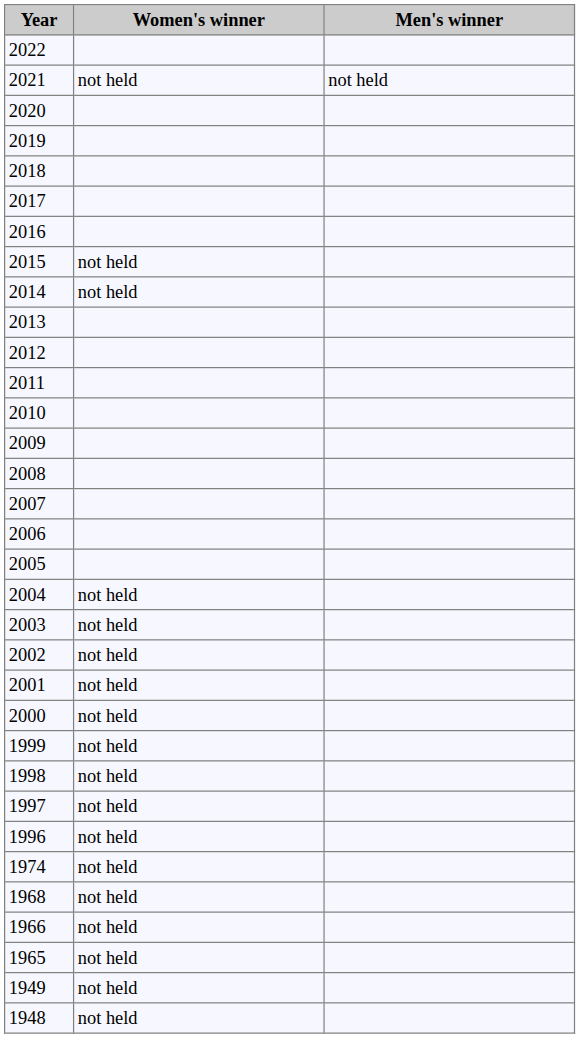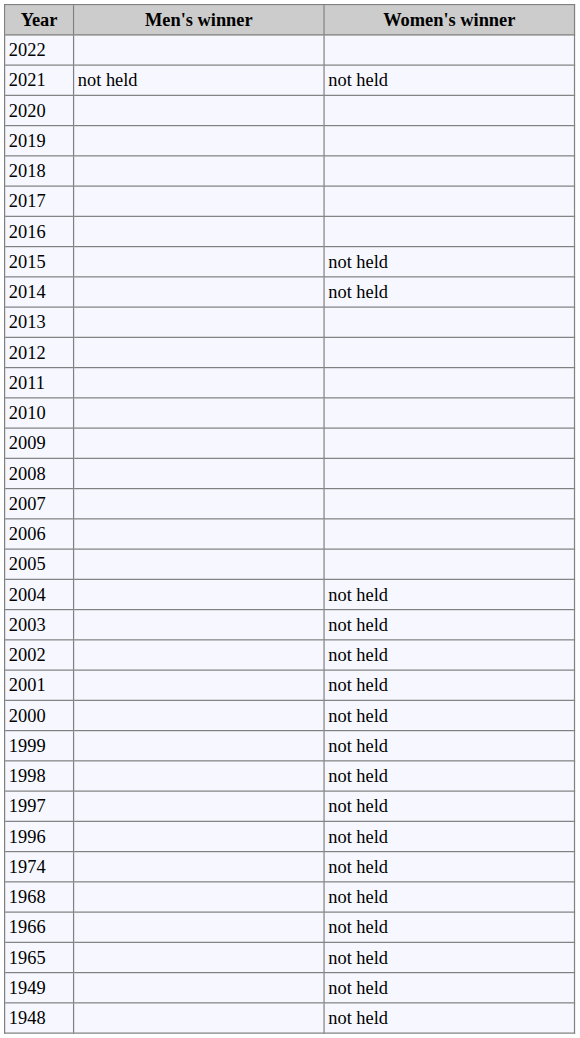columns swapped: (449, 19) <-> (199, 19)
